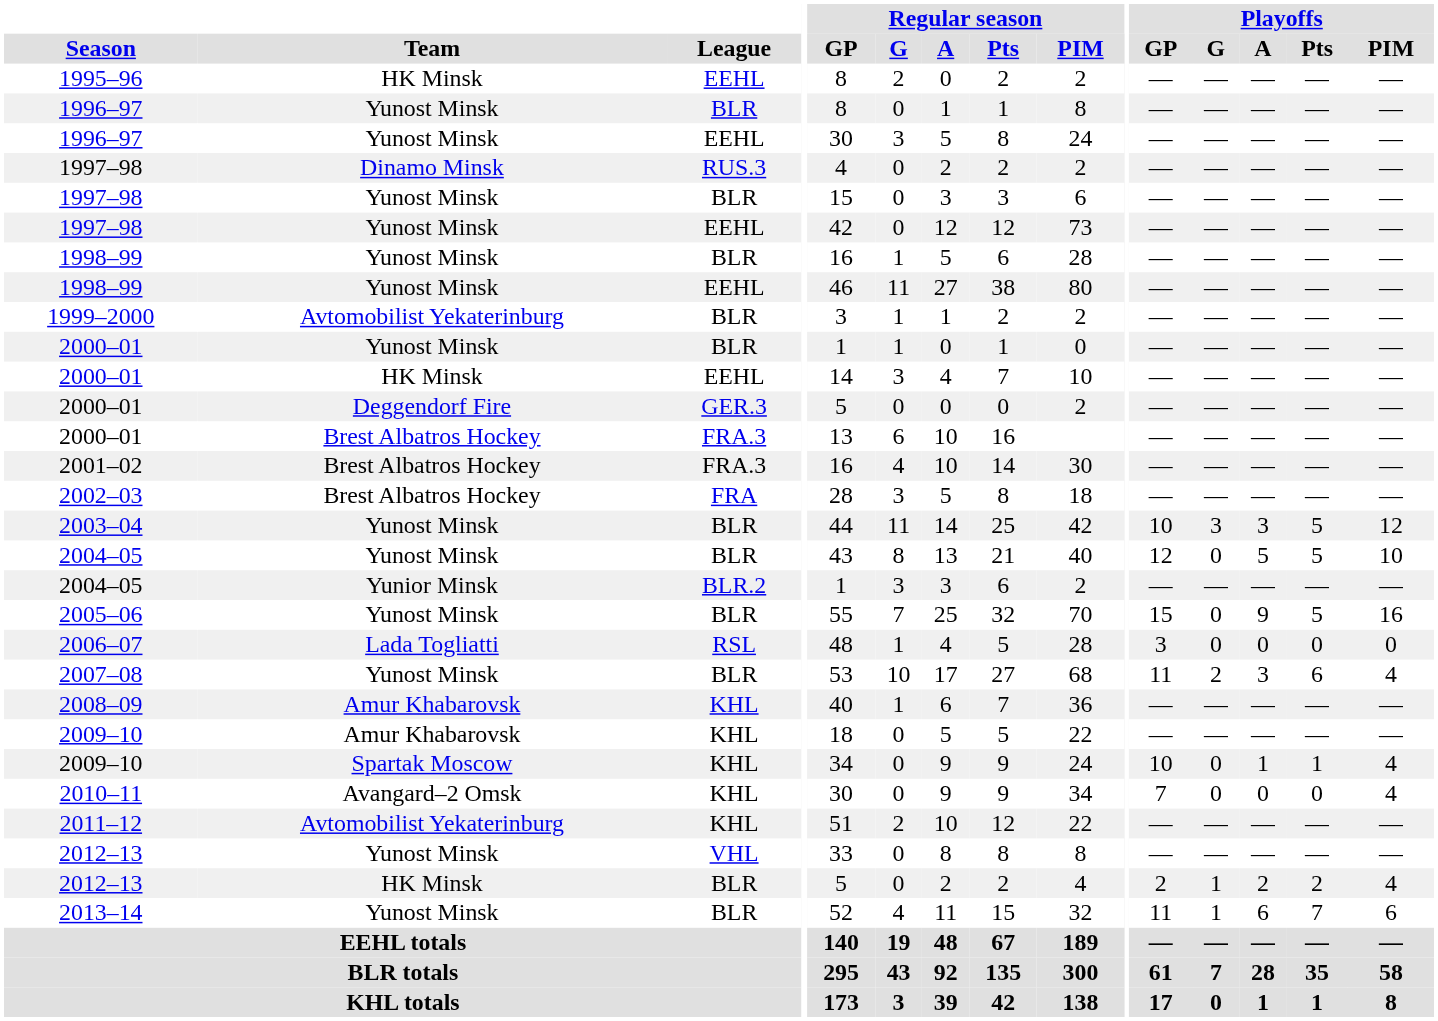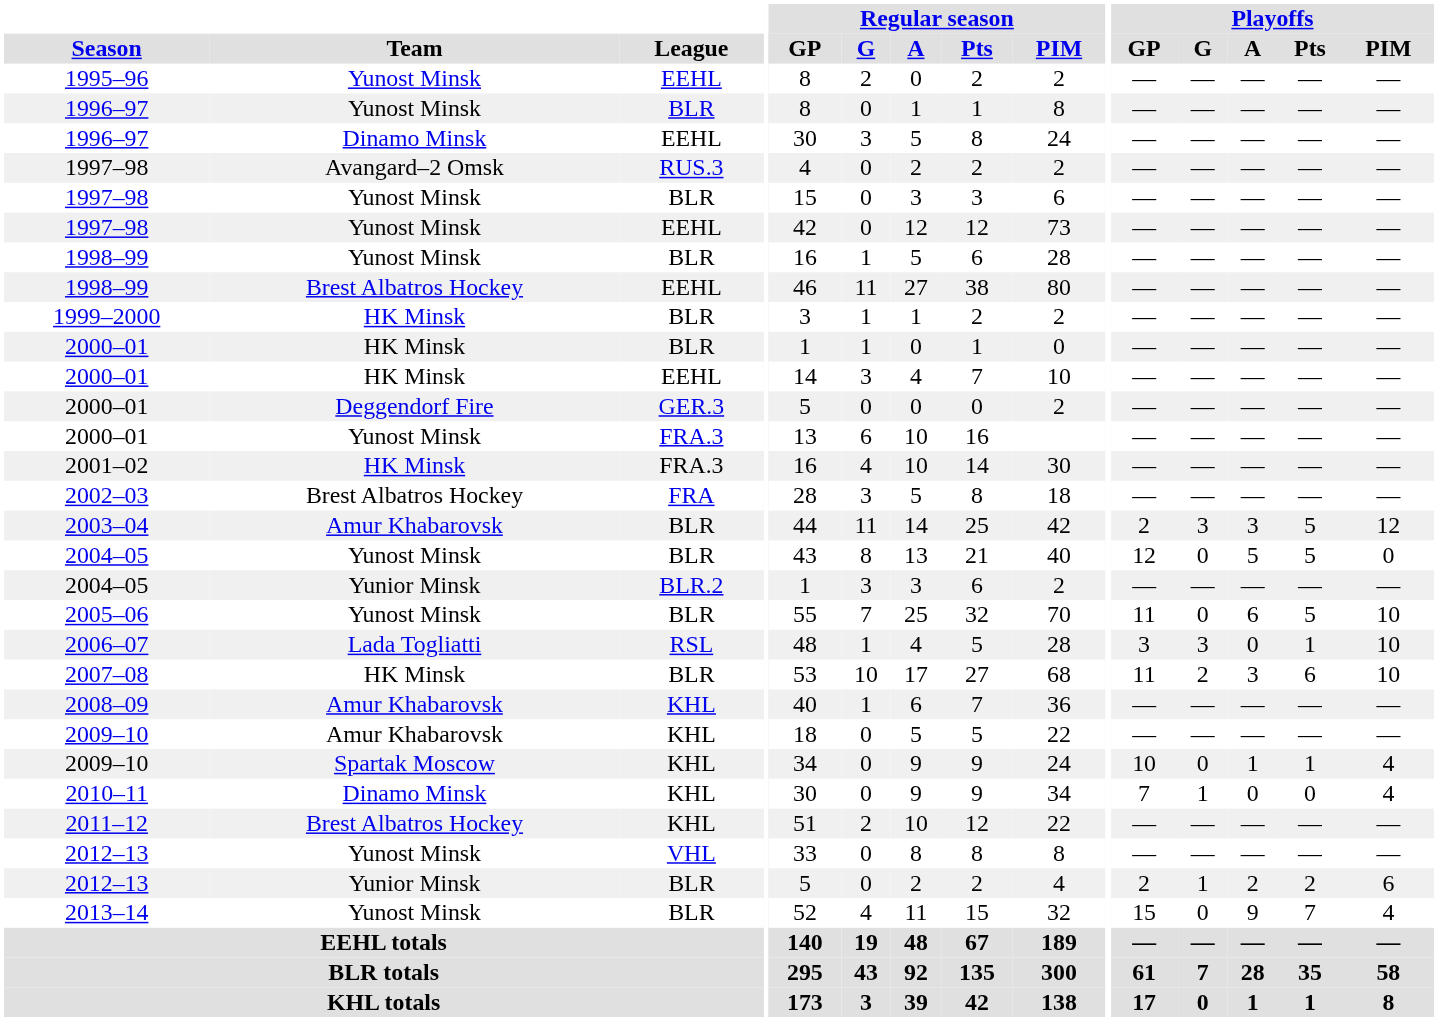(432, 78) HK Minsk -> (414, 78) Yunost Minsk
(432, 137) Yunost Minsk -> (414, 137) Dinamo Minsk
(432, 167) Dinamo Minsk -> (414, 167) Avangard–2 Omsk
(432, 286) Yunost Minsk -> (414, 286) Brest Albatros Hockey
(432, 316) Avtomobilist Yekaterinburg -> (414, 316) HK Minsk
(432, 346) Yunost Minsk -> (414, 346) HK Minsk
(432, 435) Brest Albatros Hockey -> (414, 435) Yunost Minsk
(432, 465) Brest Albatros Hockey -> (414, 465) HK Minsk
(432, 525) Yunost Minsk -> (414, 525) Amur Khabarovsk
(1161, 525) 10 -> (1144, 525) 2
(1391, 555) 10 -> (1388, 555) 0
(1161, 614) 15 -> (1144, 614) 11
(1263, 614) 9 -> (1253, 614) 6
(1391, 614) 16 -> (1388, 614) 10
(1216, 644) 0 -> (1203, 644) 3
(1317, 644) 0 -> (1310, 644) 1
(1391, 644) 0 -> (1388, 644) 10
(432, 674) Yunost Minsk -> (414, 674) HK Minsk
(1391, 674) 4 -> (1388, 674) 10
(432, 793) Avangard–2 Omsk -> (414, 793) Dinamo Minsk
(1216, 793) 0 -> (1203, 793) 1
(432, 823) Avtomobilist Yekaterinburg -> (414, 823) Brest Albatros Hockey
(432, 882) HK Minsk -> (414, 882) Yunior Minsk
(1391, 882) 4 -> (1388, 882) 6
(1161, 912) 11 -> (1144, 912) 15
(1216, 912) 1 -> (1203, 912) 0
(1263, 912) 6 -> (1253, 912) 9
(1391, 912) 6 -> (1388, 912) 4
